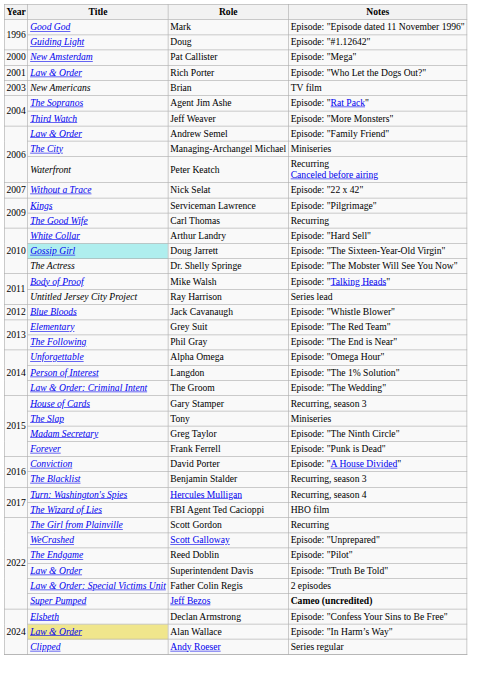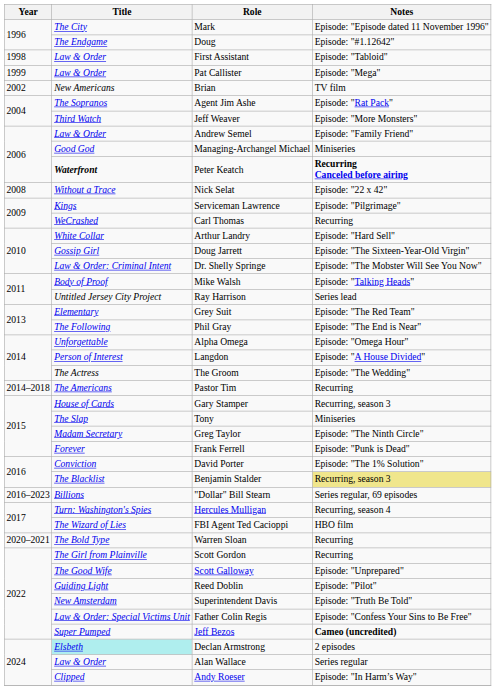(50, 27) Good God -> (71, 27) The City
(57, 42) Guiding Light -> (81, 42) The Endgame
+ row: (222, 57)
(16, 57) 2000 -> (16, 73) 1999
(61, 57) New Amsterdam -> (80, 73) Law & Order
- row: (192, 73)
(16, 88) 2003 -> (16, 88) 2002
(47, 149) The City -> (74, 149) Good God
(51, 169) normal -> (76, 169) bold
(334, 169) normal -> (361, 169) bold
(16, 190) 2007 -> (16, 190) 2008
(59, 220) The Good Wife -> (76, 220) WeCrashed
(53, 251) paleturquoise background -> (77, 251) no background
(52, 266) The Actress -> (113, 266) Law & Order: Criminal Intent
- row: (202, 312)
(345, 373) Episode: "The 1% Solution" -> (370, 357) Episode: "A House Divided"
(89, 388) Law & Order: Criminal Intent -> (76, 373) The Actress
+ row: (215, 388)
(346, 464) Episode: "A House Divided" -> (369, 464) Episode: "The 1% Solution"
(329, 479) no background -> (353, 479) khaki background
+ row: (232, 494)
+ row: (220, 540)
(52, 540) WeCrashed -> (83, 571) The Good Wife
(57, 555) The Endgame -> (81, 586) Guiding Light
(56, 571) Law & Order -> (85, 601) New Amsterdam
(311, 586) 2 episodes -> (393, 616) Episode: "Confess Your Sins to Be Free"
(45, 616) no background -> (69, 647) paleturquoise background
(369, 616) Episode: "Confess Your Sins to Be Free" -> (335, 647) 2 episodes
(56, 631) khaki background -> (80, 662) no background
(342, 631) Episode: "In Harm’s Way" -> (341, 662) Series regular
(317, 647) Series regular -> (366, 677) Episode: "In Harm’s Way"
